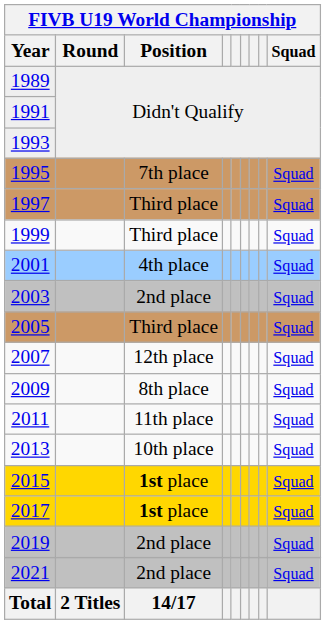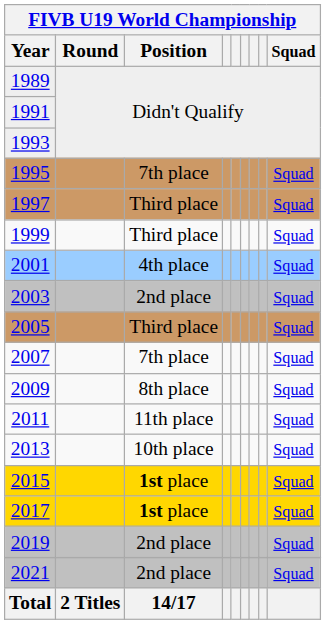(174, 357) 12th place -> (174, 357) 7th place
